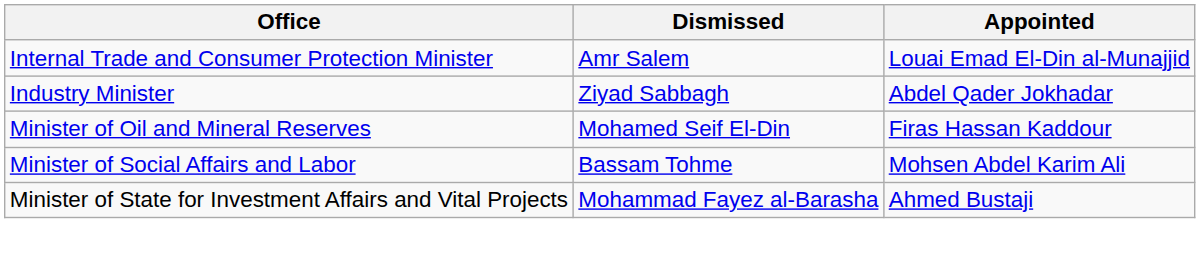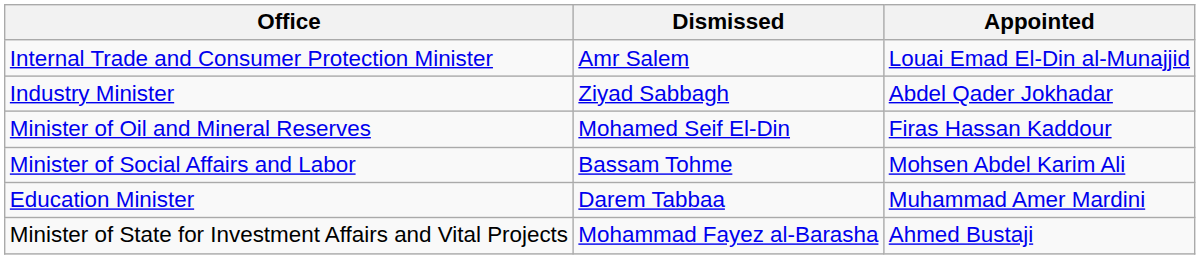+ row: (102, 199)
